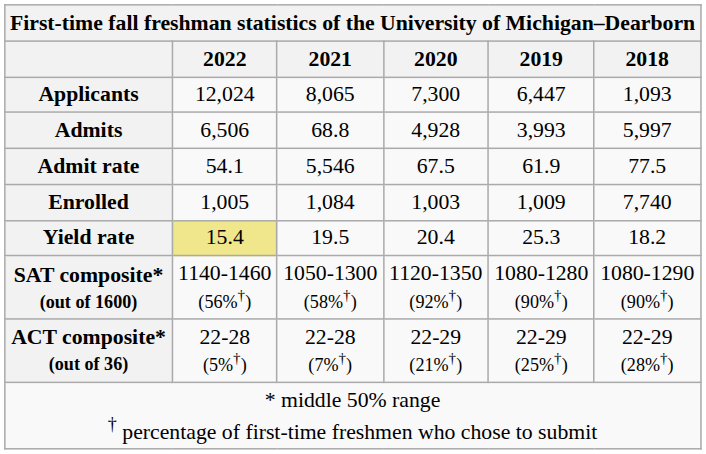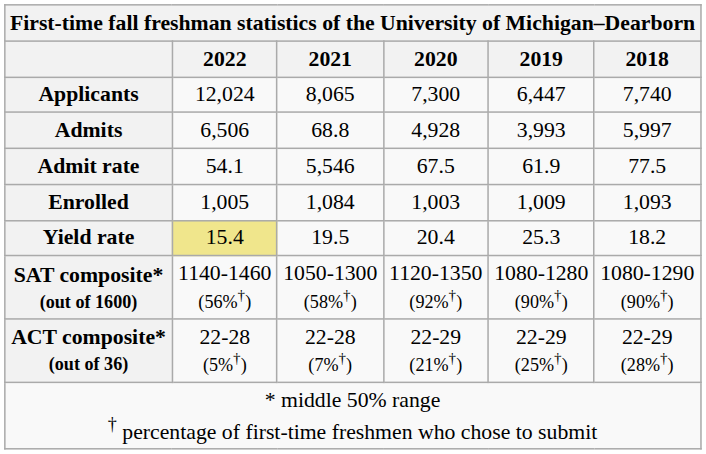(647, 94) 1,093 -> (647, 94) 7,740
(647, 201) 7,740 -> (647, 201) 1,093
